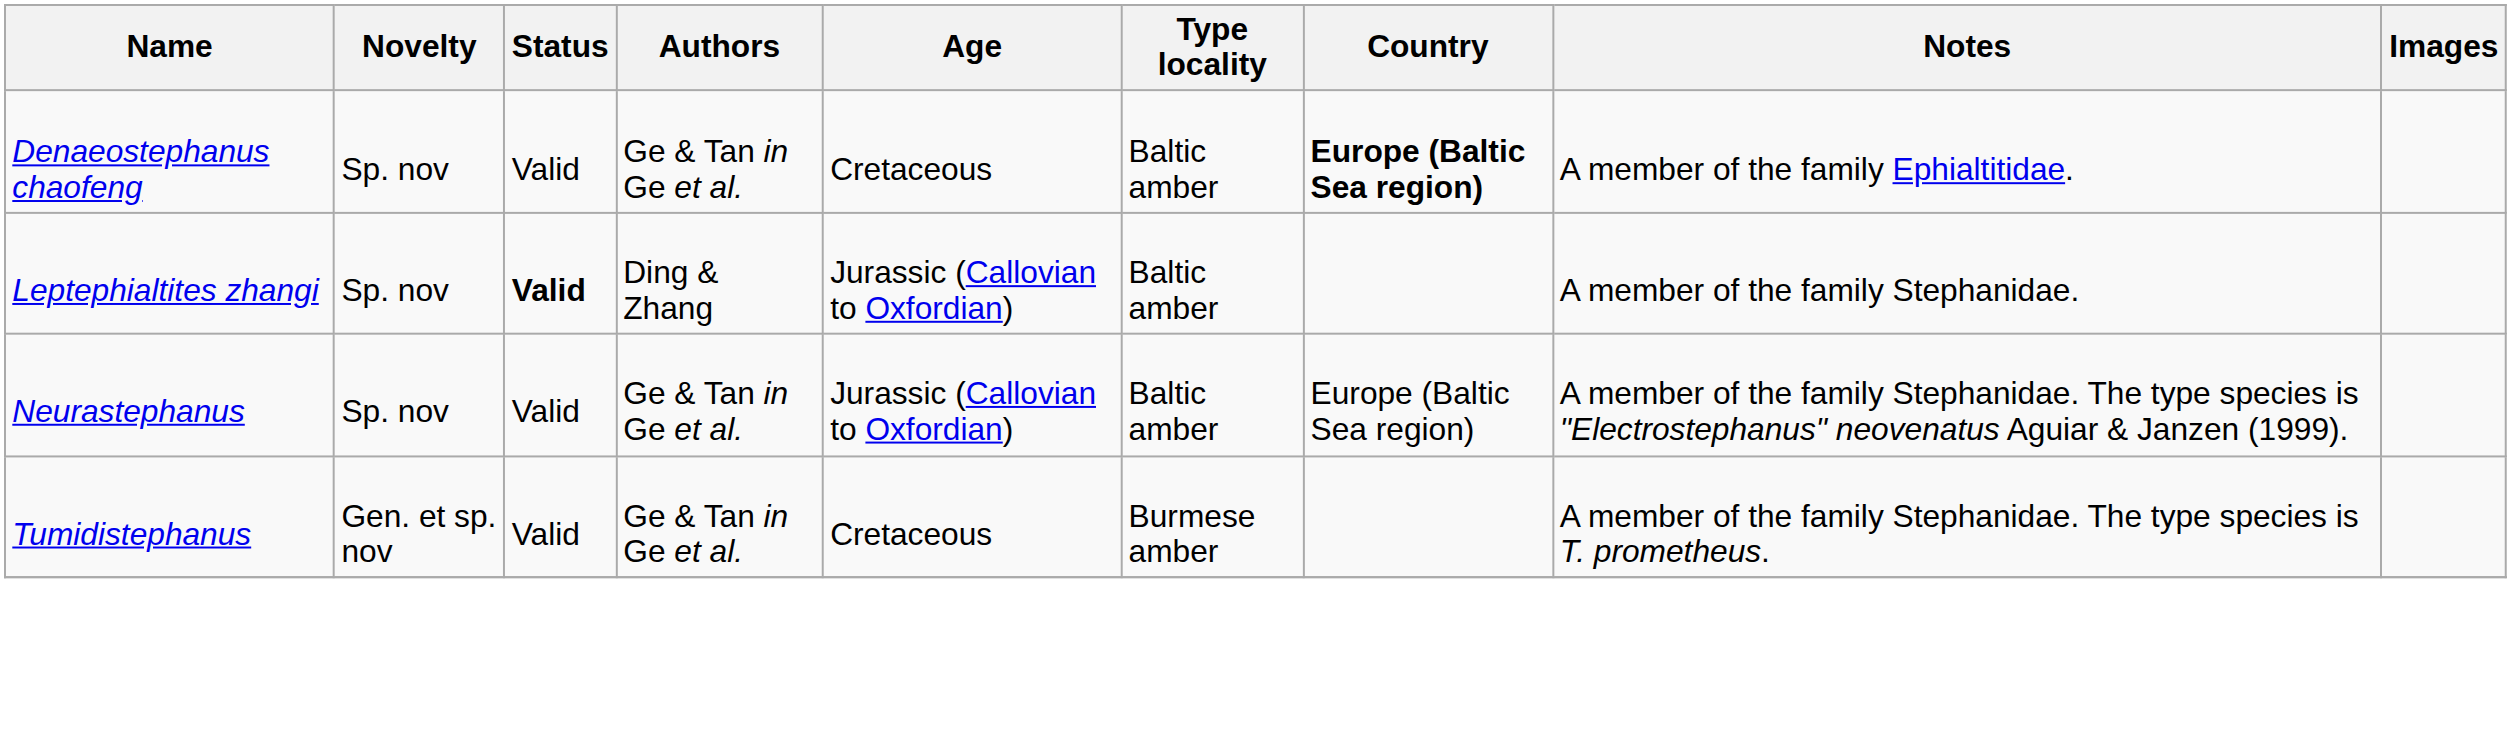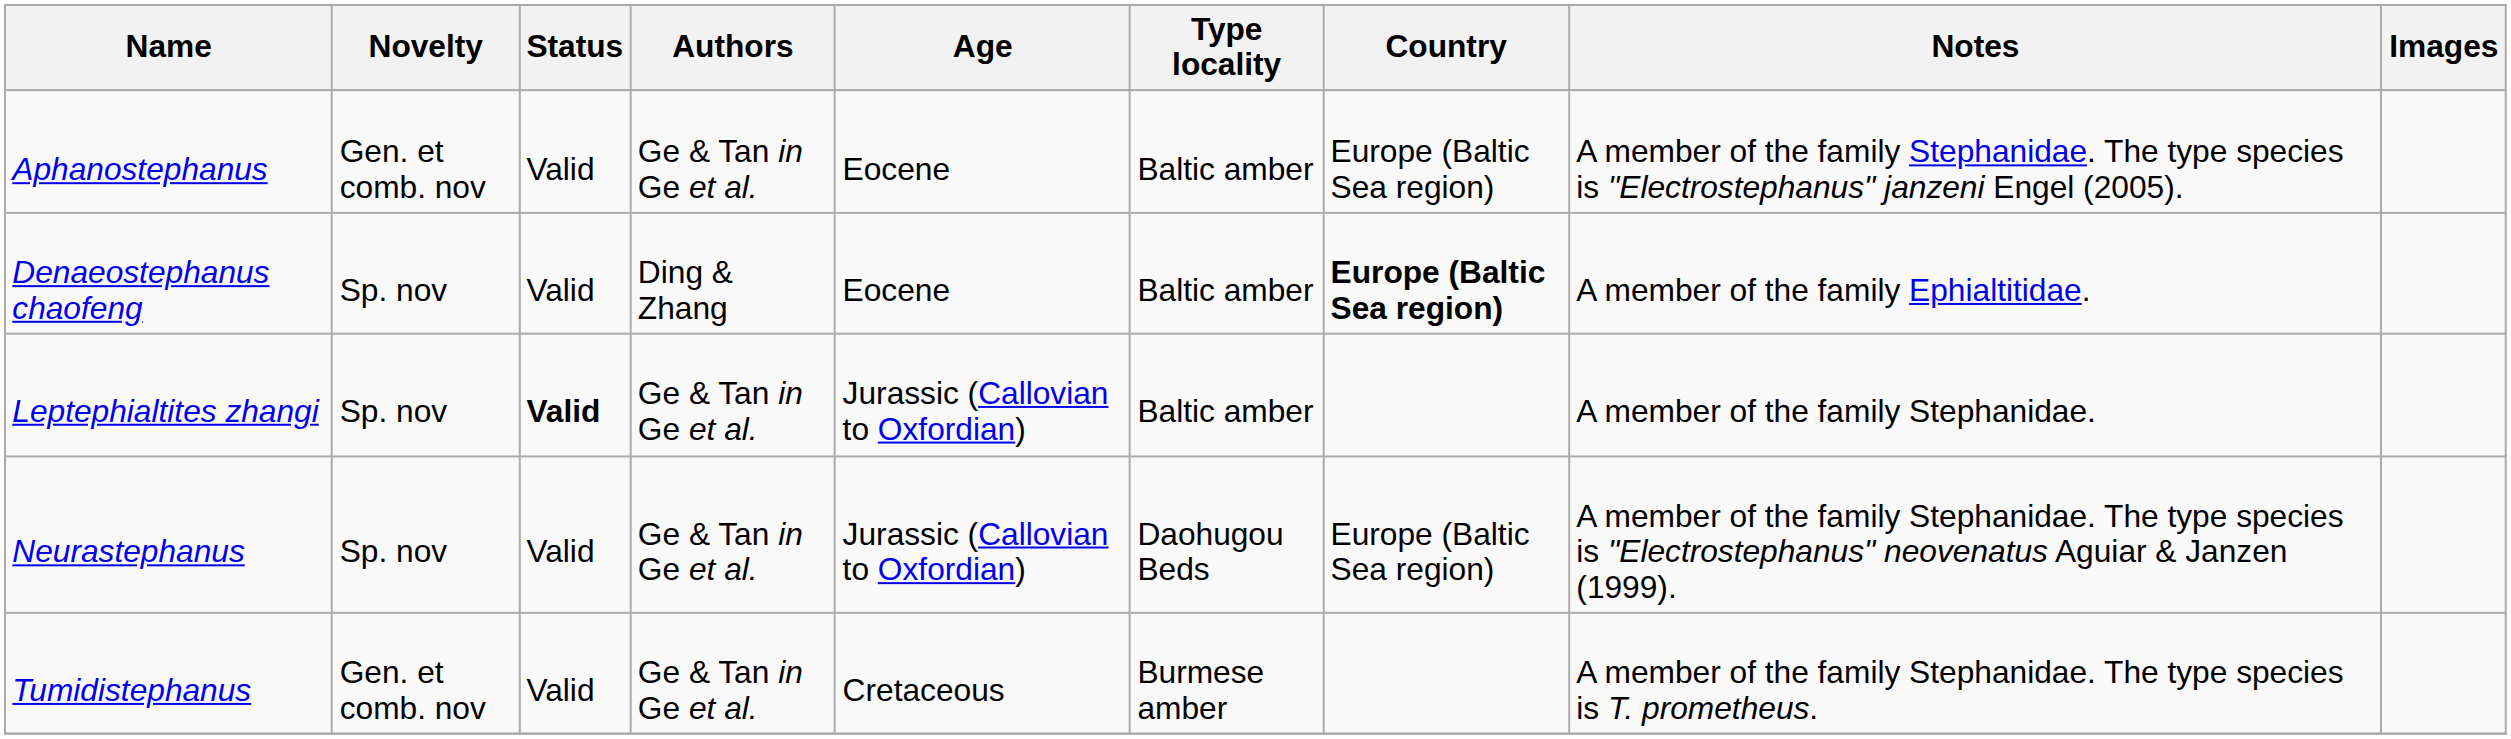+ row: (140, 168)
(706, 168) Ge & Tan in Ge et al. -> (685, 290) Ding & Zhang
(911, 168) Cretaceous -> (896, 290) Eocene
(671, 290) Ding & Zhang -> (720, 412) Ge & Tan in Ge et al.
(1174, 412) Baltic amber -> (1211, 551) Daohugou Beds
(419, 533) Gen. et sp. nov -> (413, 690) Gen. et comb. nov
